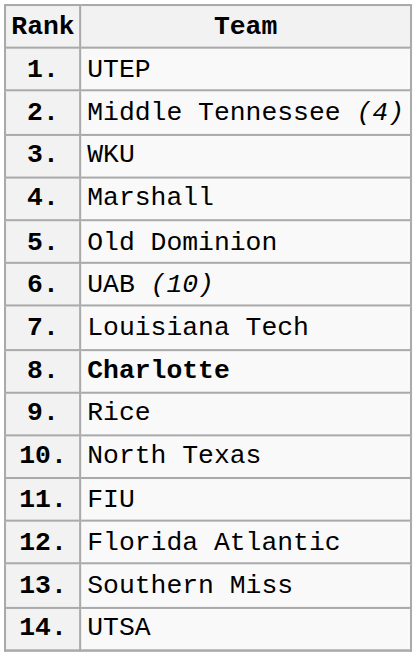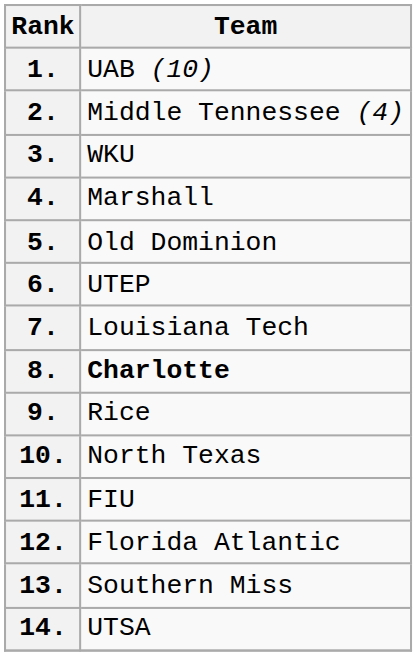(119, 70) UTEP -> (151, 70) UAB (10)
(151, 285) UAB (10) -> (119, 285) UTEP
